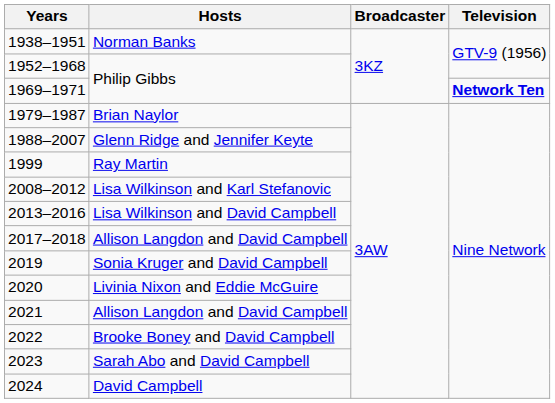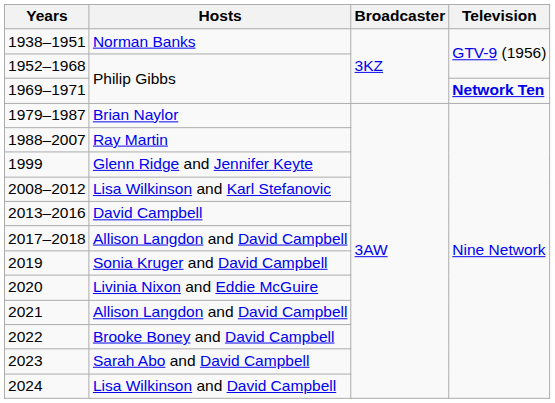(203, 139) Glenn Ridge and Jennifer Keyte -> (130, 139) Ray Martin
(130, 164) Ray Martin -> (203, 164) Glenn Ridge and Jennifer Keyte
(215, 213) Lisa Wilkinson and David Campbell -> (148, 213) David Campbell
(148, 386) David Campbell -> (215, 386) Lisa Wilkinson and David Campbell
